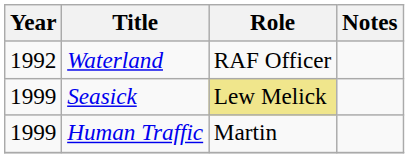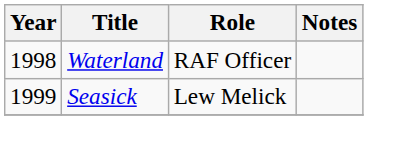(33, 59) 1992 -> (33, 59) 1998
(270, 96) khaki background -> (230, 96) no background
- row: (135, 133)
